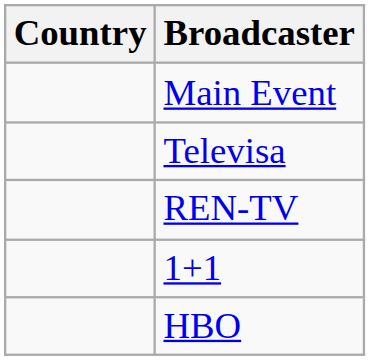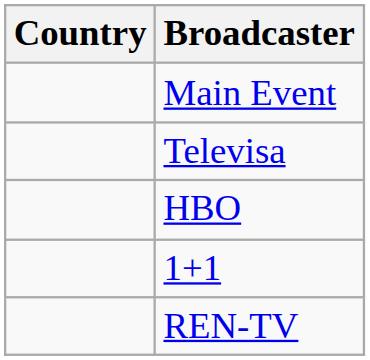rows swapped: (231, 208) <-> (202, 325)
